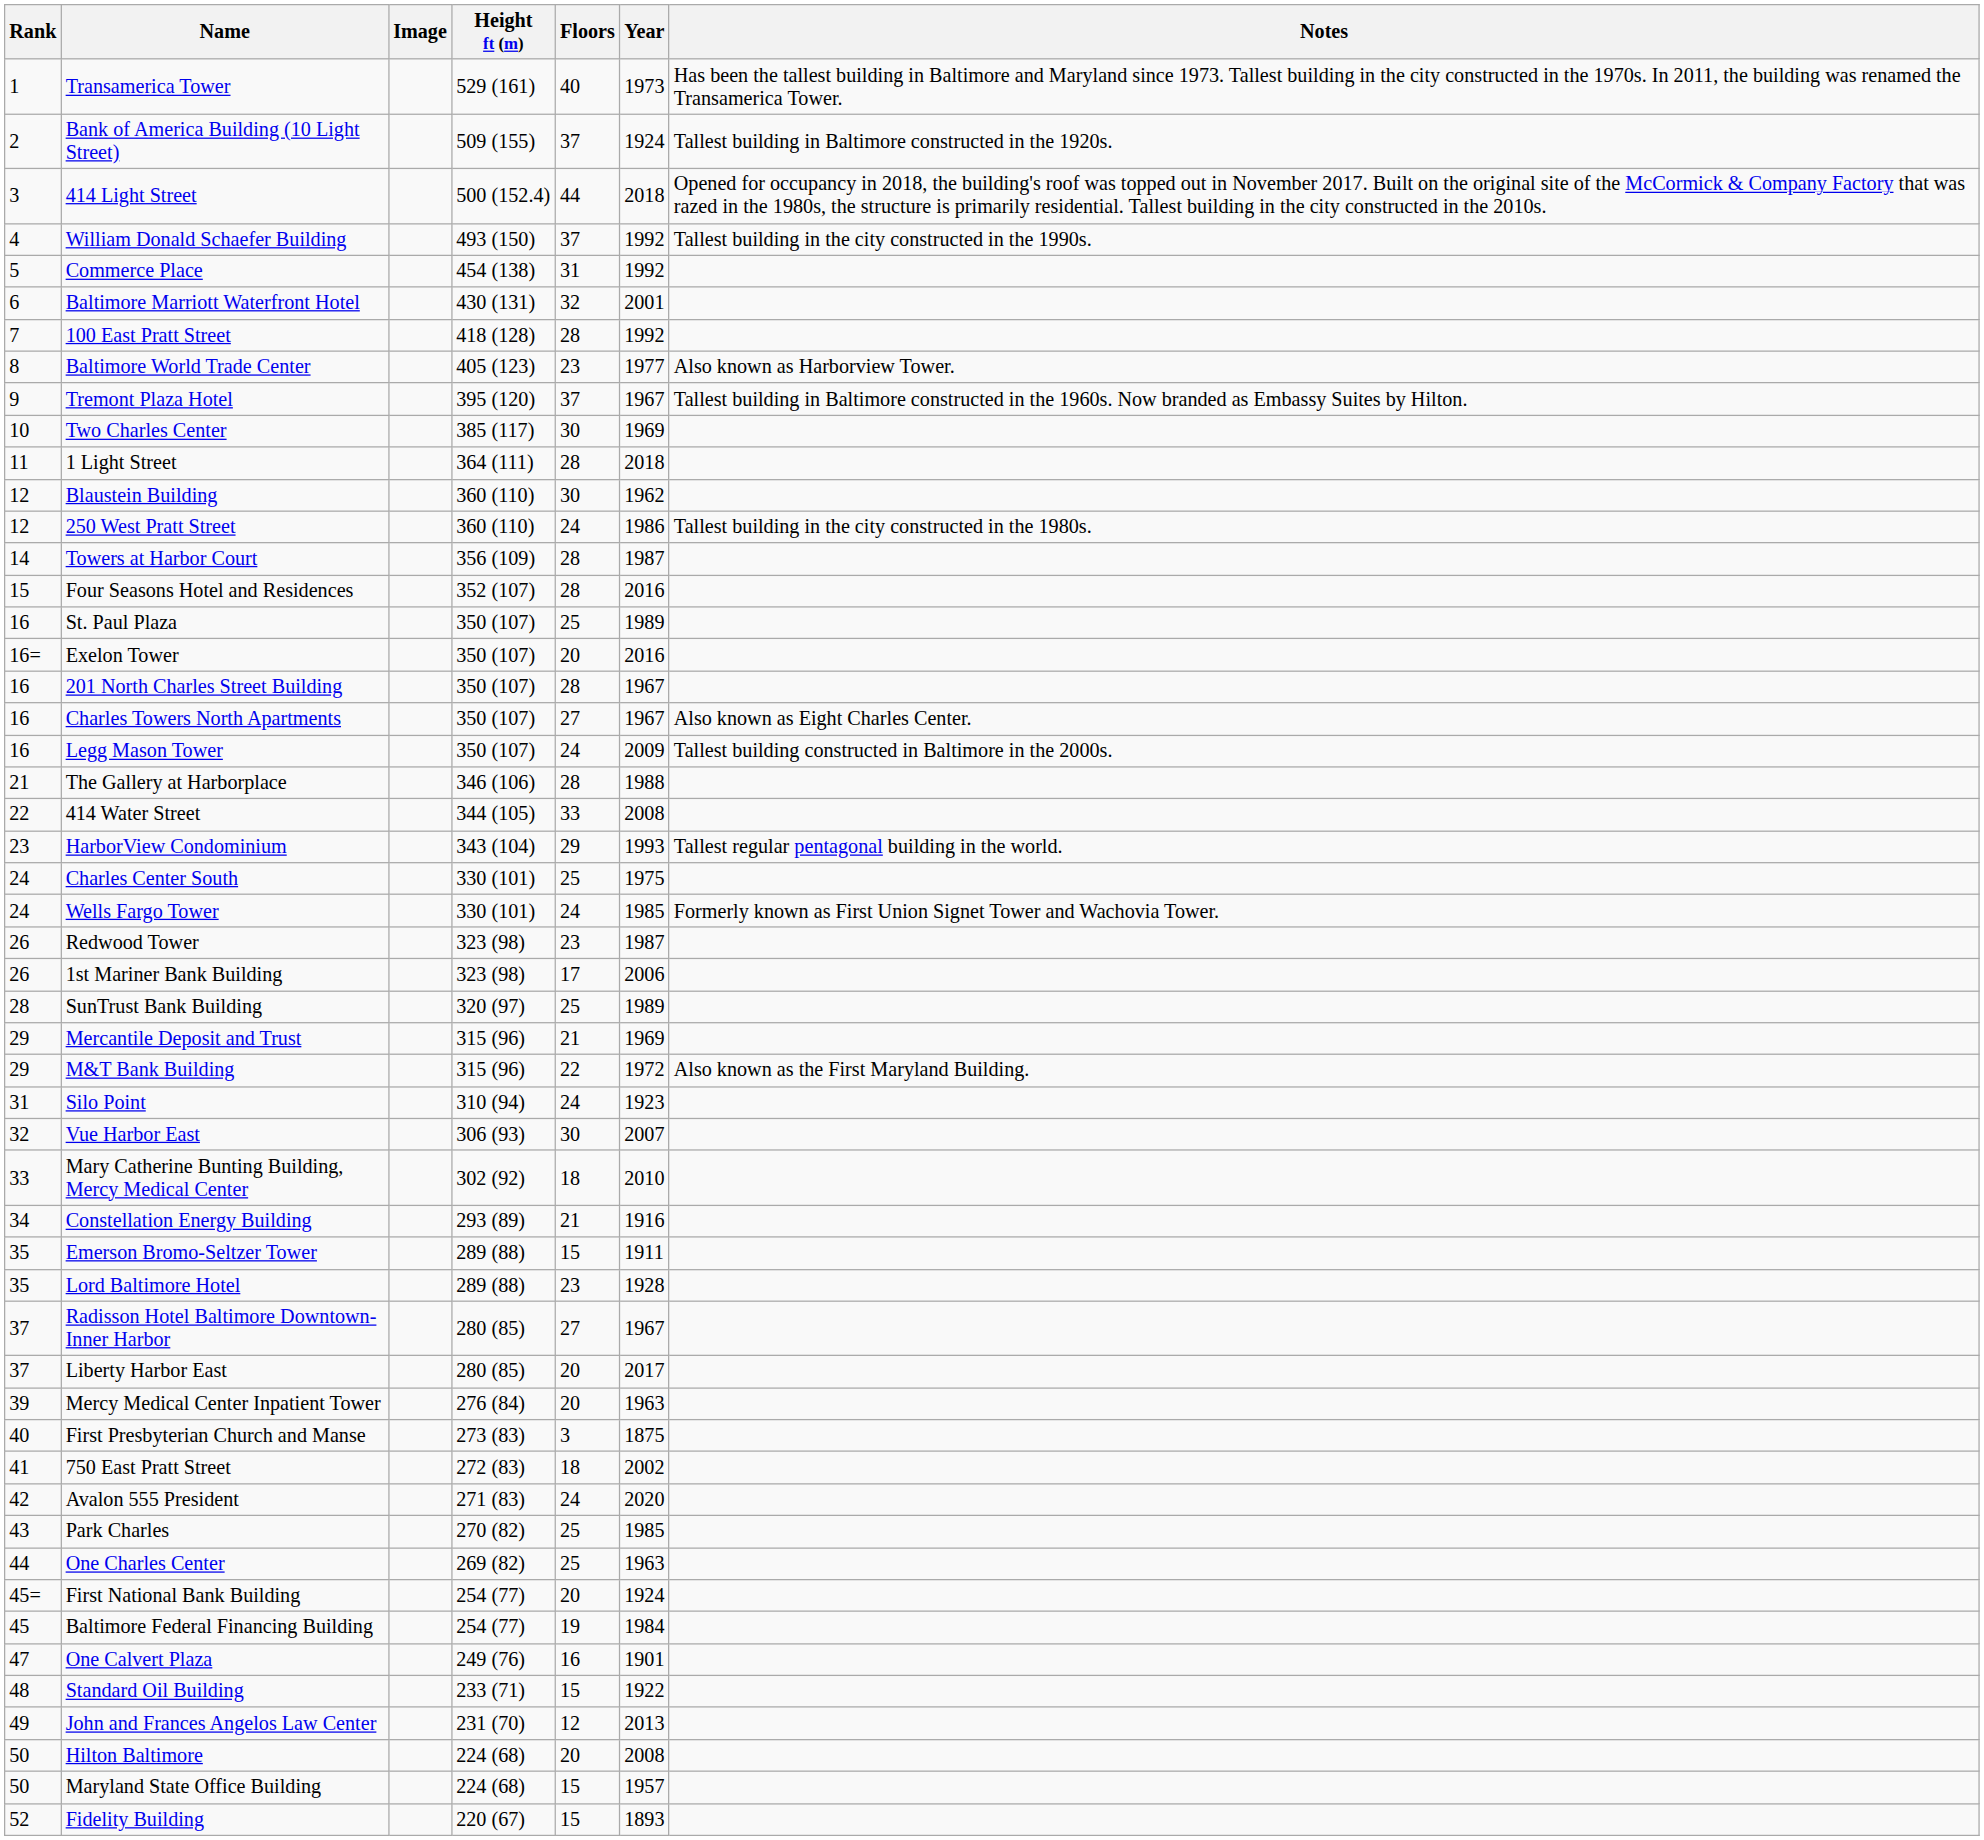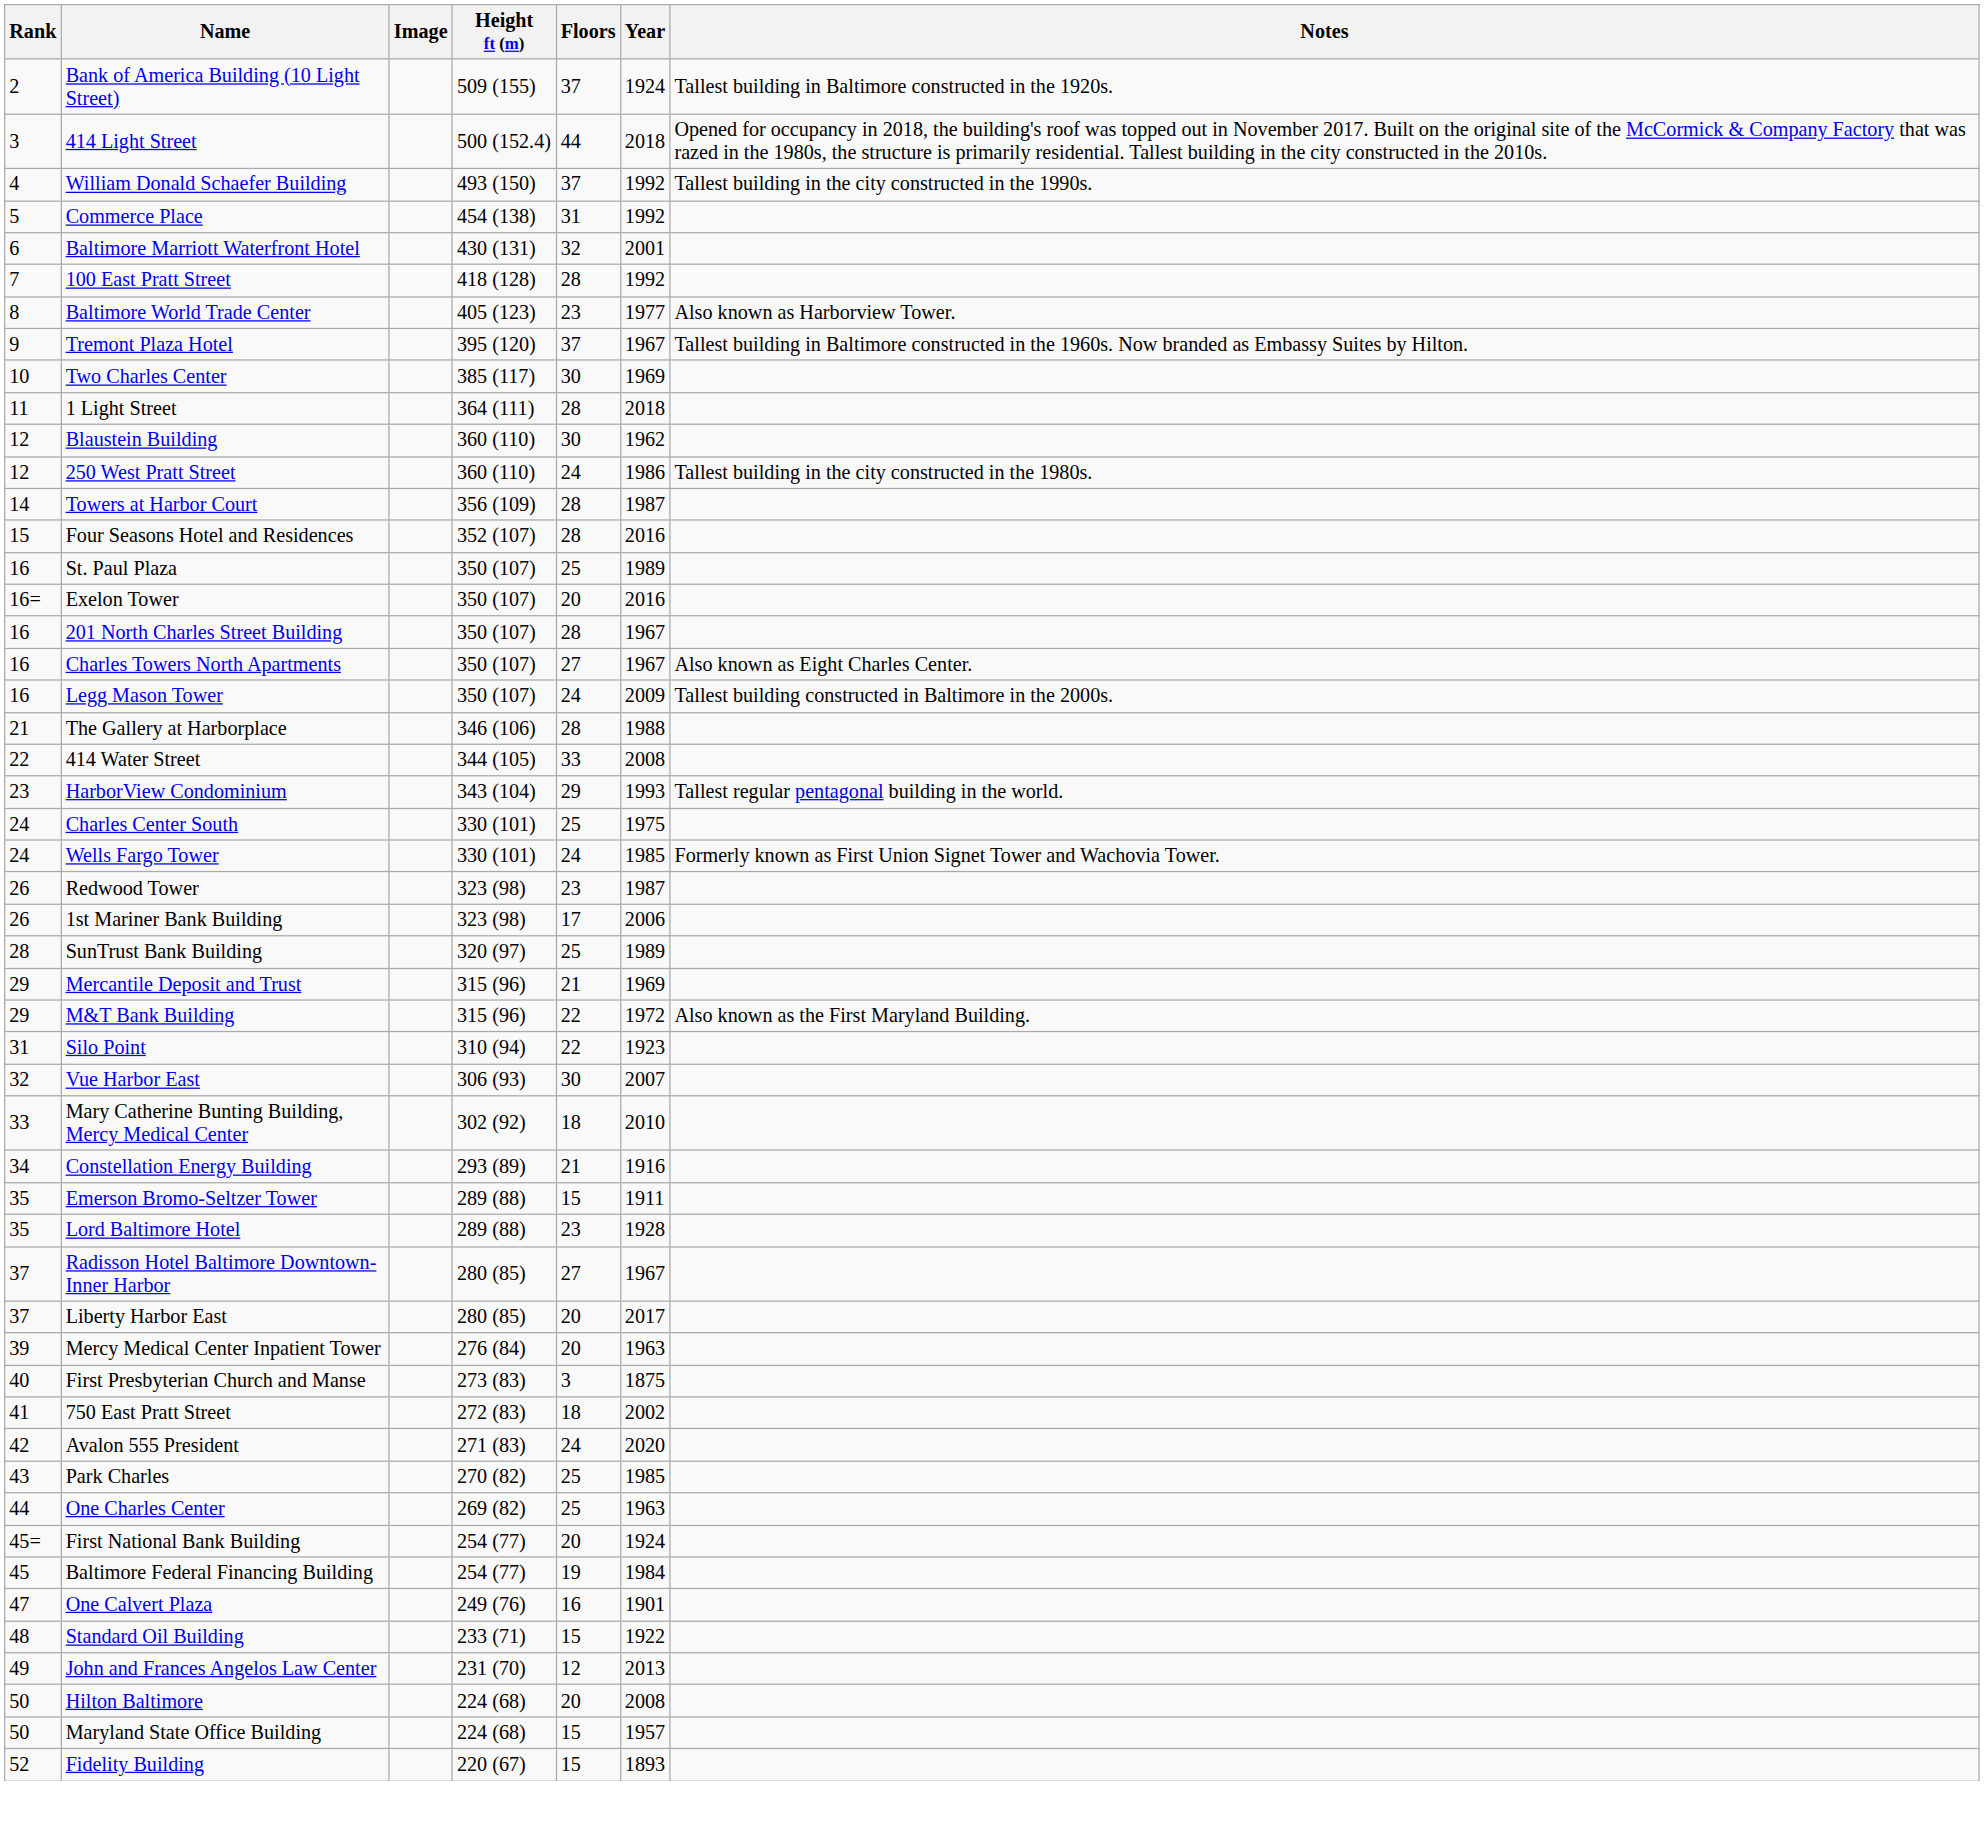- row: (148, 86)
(570, 1102) 24 -> (571, 1047) 22
